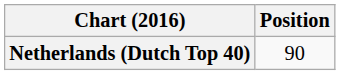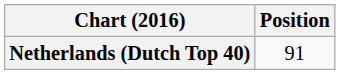(295, 52) 90 -> (295, 52) 91
